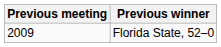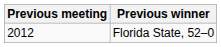(20, 33) 2009 -> (20, 33) 2012
